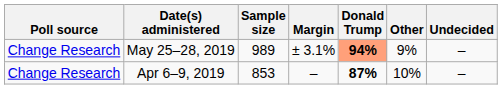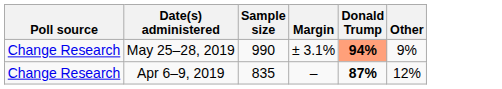- column: (462, 30)
(263, 51) 989 -> (263, 51) 990
(263, 73) 853 -> (263, 73) 835
(407, 73) 10% -> (407, 73) 12%
